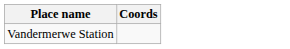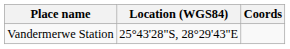+ column: (179, 14)
